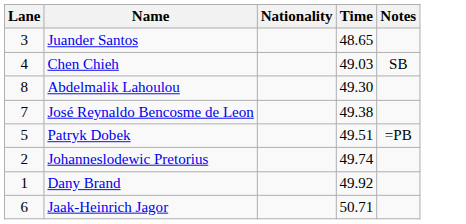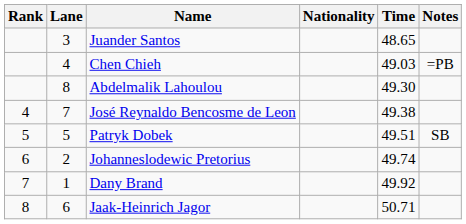+ column: (25, 16)
(398, 64) SB -> (440, 64) =PB
(398, 135) =PB -> (440, 135) SB
